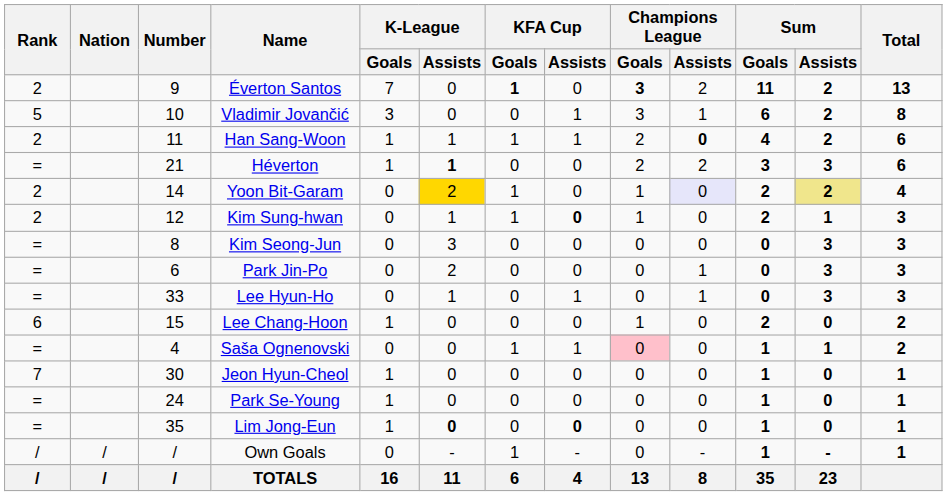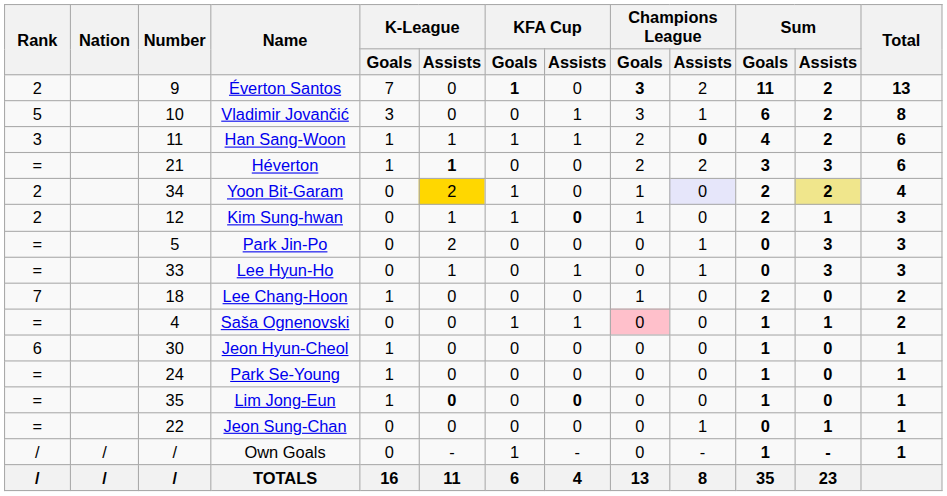(37, 140) 2 -> (37, 140) 3
(175, 192) 14 -> (175, 192) 34
- row: (285, 244)
(175, 270) 6 -> (175, 244) 5
(37, 322) 6 -> (37, 296) 7
(175, 322) 15 -> (175, 296) 18
(37, 374) 7 -> (37, 348) 6
+ row: (285, 426)
